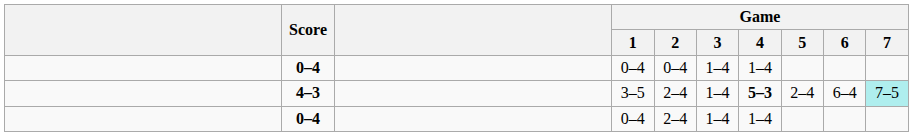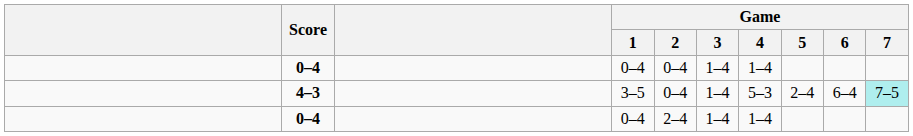(675, 93) 2–4 -> (675, 93) 0–4
(760, 93) bold -> (760, 93) normal
